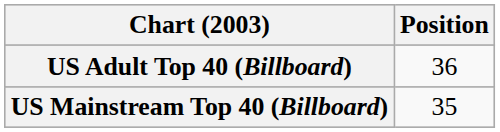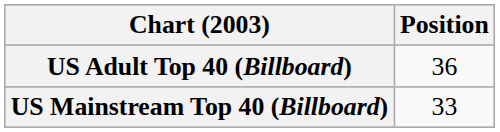(444, 106) 35 -> (444, 106) 33
